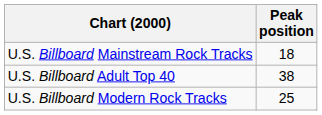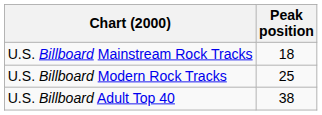rows swapped: (117, 98) <-> (91, 76)
